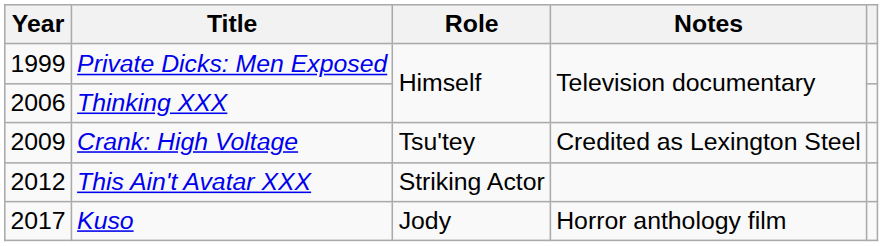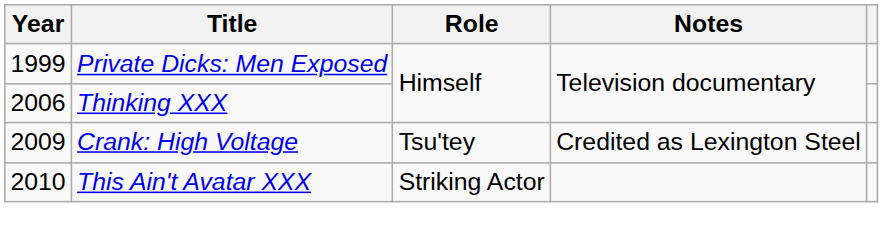(38, 181) 2012 -> (38, 181) 2010
- row: (105, 220)
